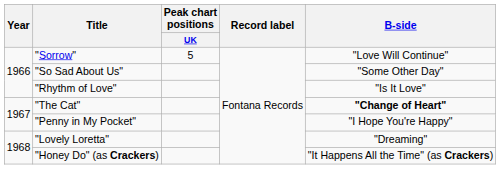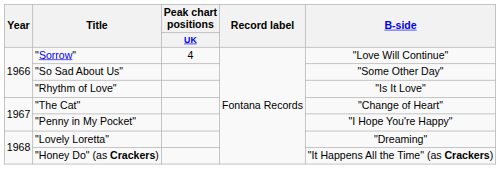(190, 55) 5 -> (190, 55) 4
(401, 105) bold -> (401, 105) normal
